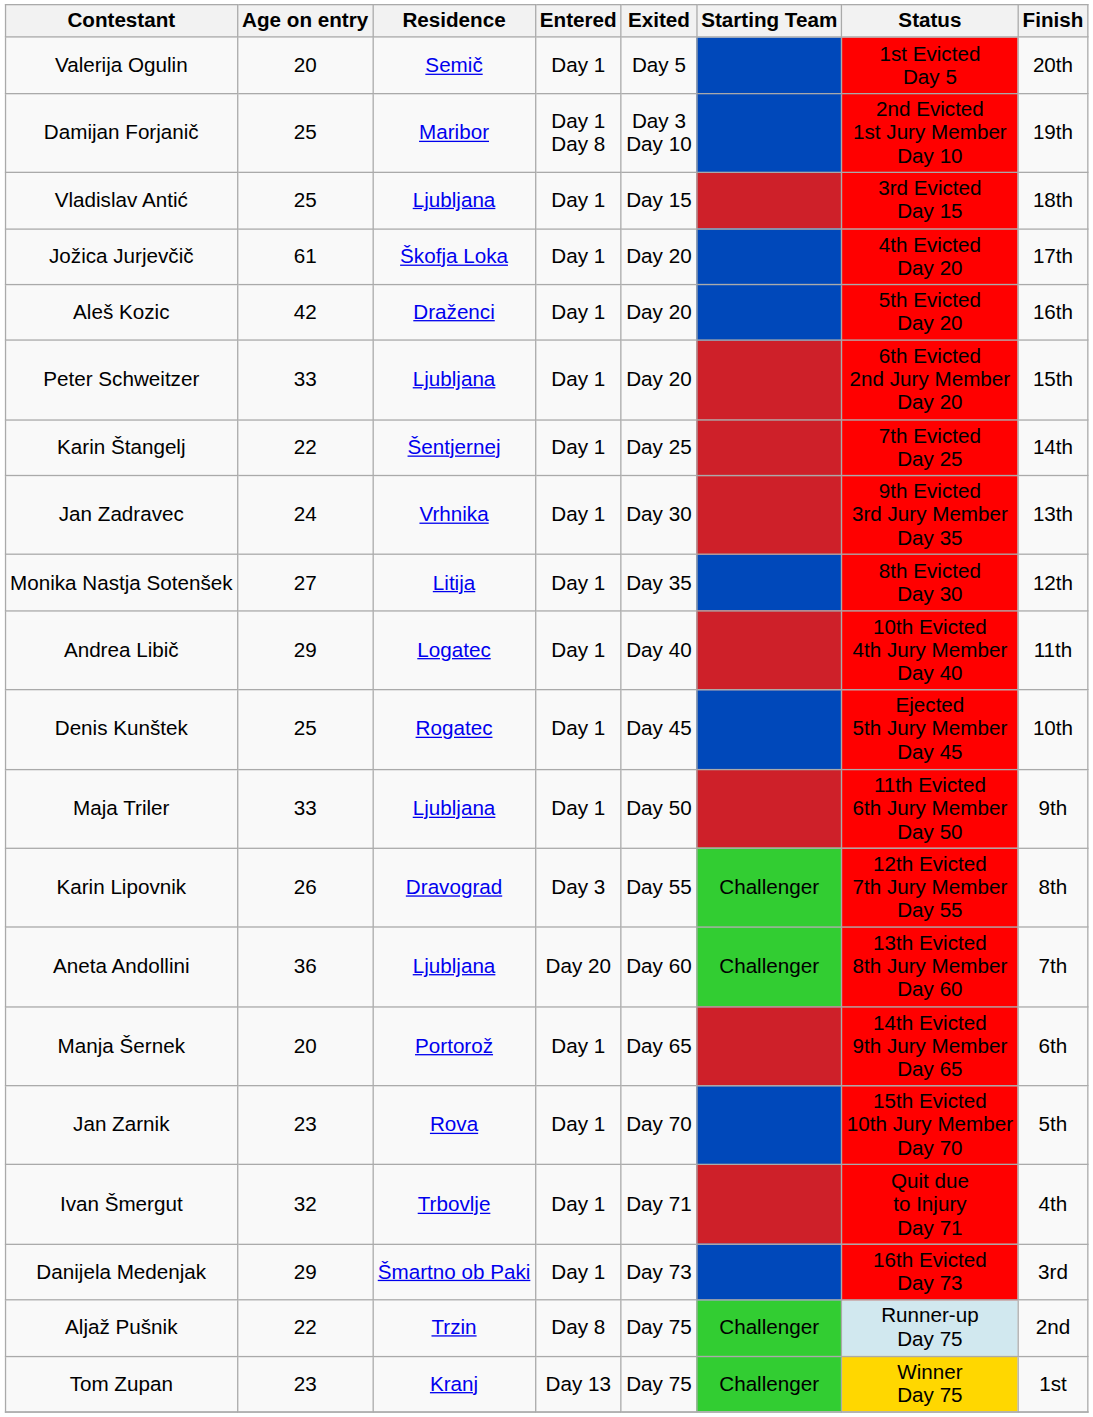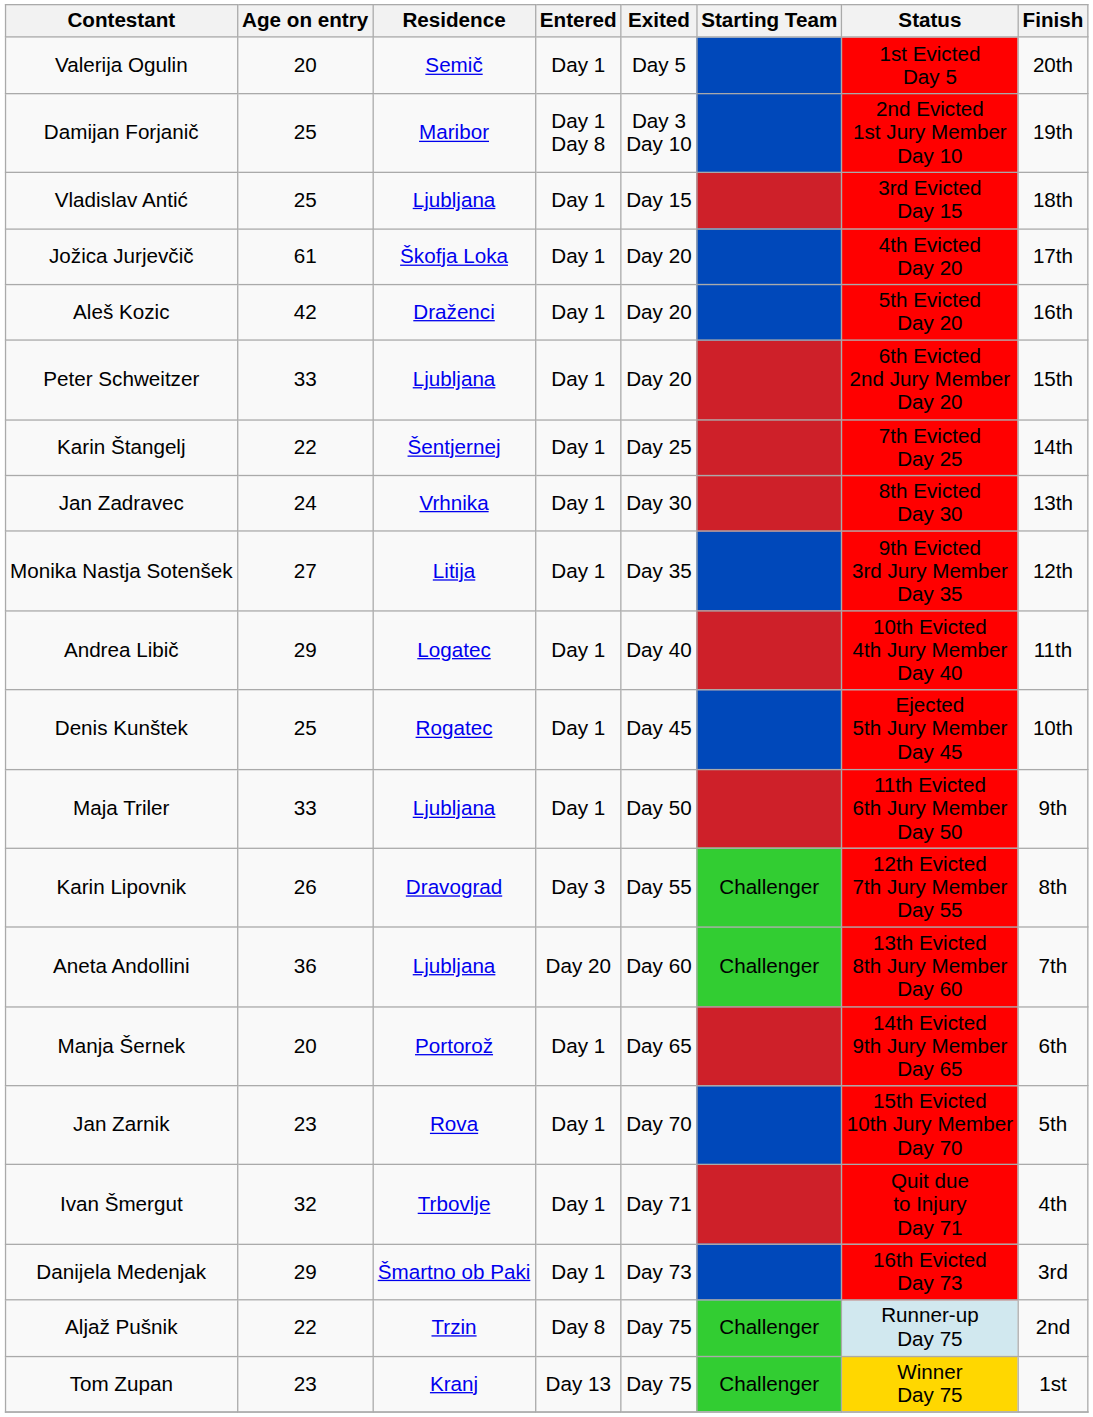(930, 514) 9th Evicted 3rd Jury Member Day 35 -> (930, 503) 8th Evicted Day 30
(930, 582) 8th Evicted Day 30 -> (930, 570) 9th Evicted 3rd Jury Member Day 35
